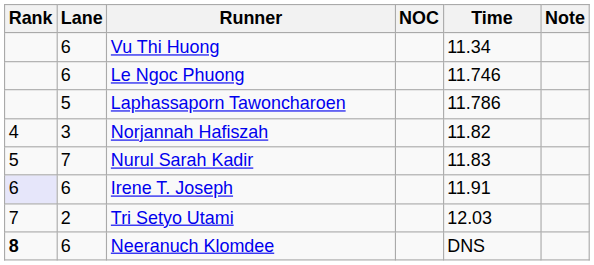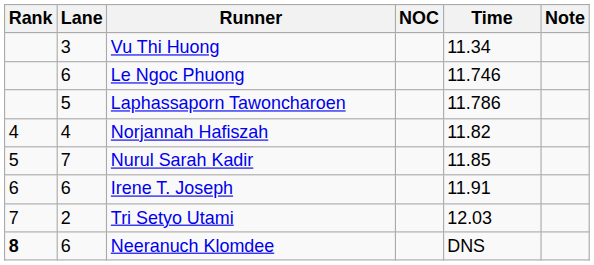(66, 47) 6 -> (66, 47) 3
(66, 132) 3 -> (66, 132) 4
(469, 160) 11.83 -> (469, 160) 11.85
(14, 189) lavender background -> (14, 189) no background
